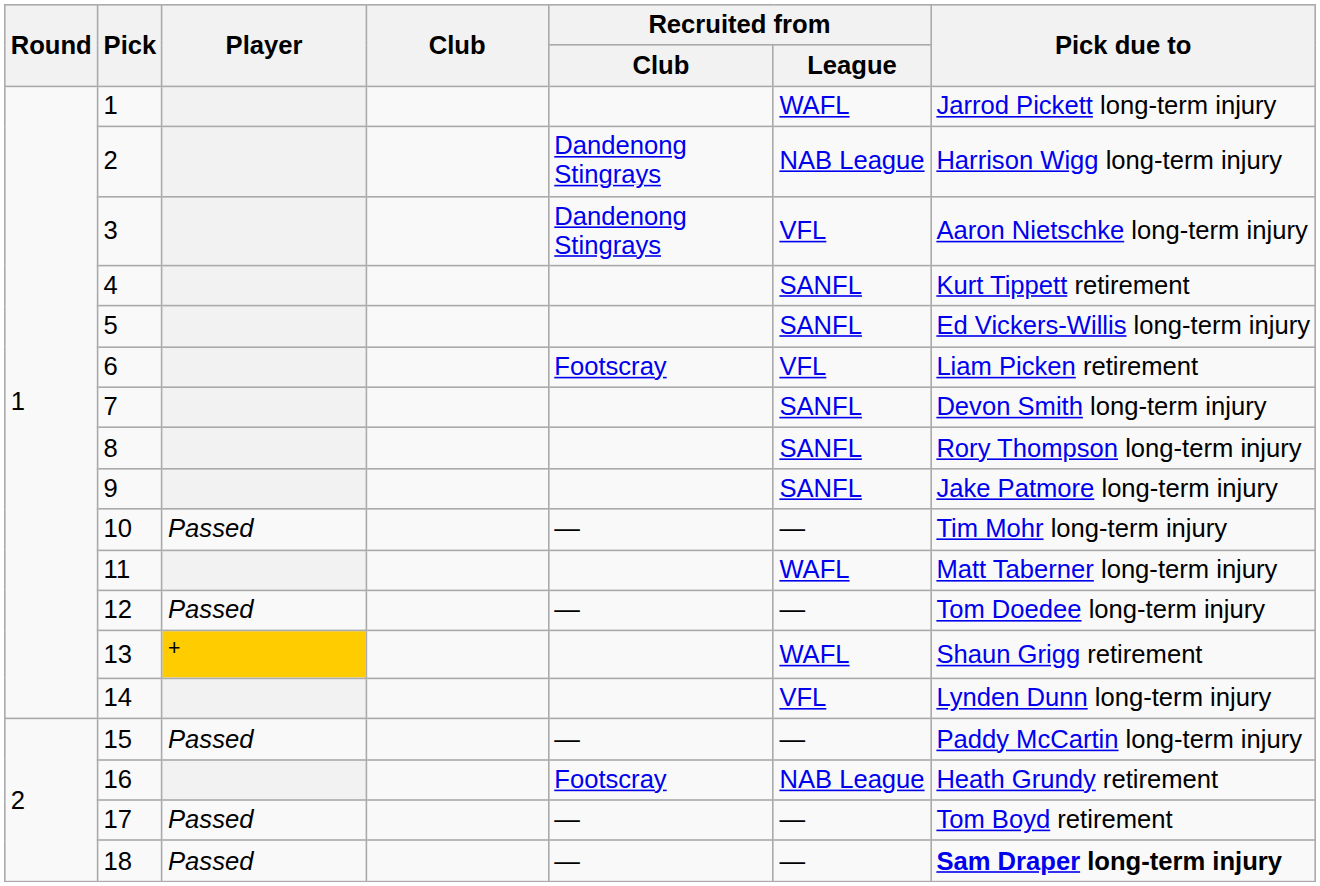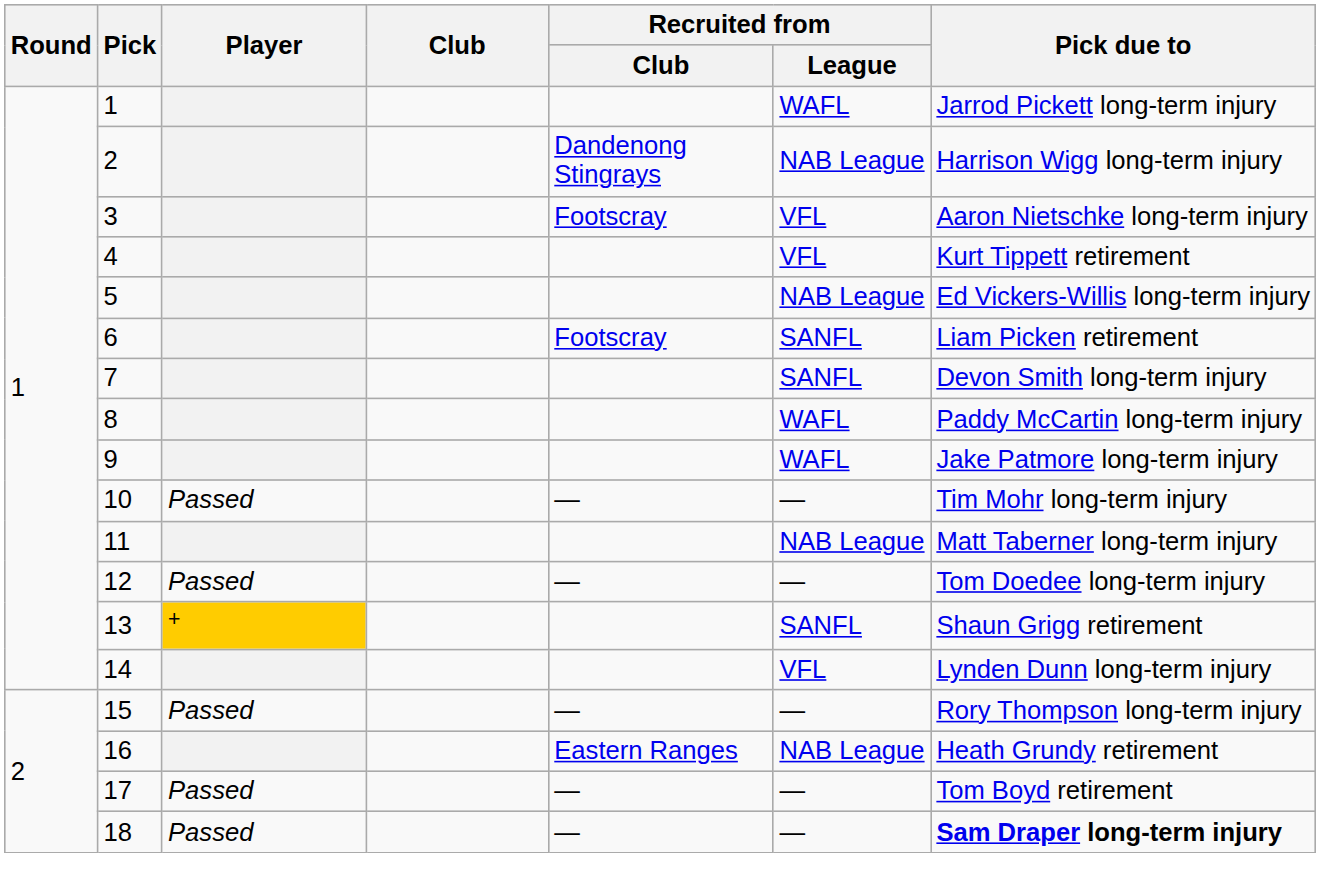(620, 230) Dandenong Stingrays -> (610, 216) Footscray
(821, 285) SANFL -> (803, 256) VFL
(821, 326) SANFL -> (852, 297) NAB League
(803, 366) VFL -> (821, 337) SANFL
(821, 447) SANFL -> (814, 418) WAFL
(1119, 447) Rory Thompson long-term injury -> (1119, 418) Paddy McCartin long-term injury
(821, 488) SANFL -> (814, 459) WAFL
(814, 569) WAFL -> (852, 540) NAB League
(814, 654) WAFL -> (821, 625) SANFL
(1119, 738) Paddy McCartin long-term injury -> (1119, 710) Rory Thompson long-term injury
(610, 779) Footscray -> (646, 750) Eastern Ranges
